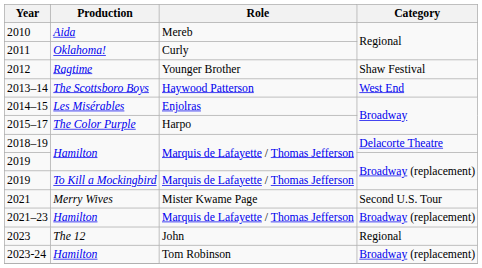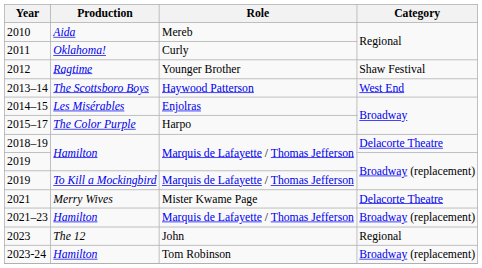(401, 198) Second U.S. Tour -> (401, 198) Delacorte Theatre
